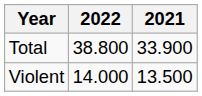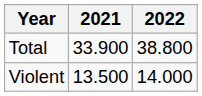columns swapped: (165, 18) <-> (101, 18)
